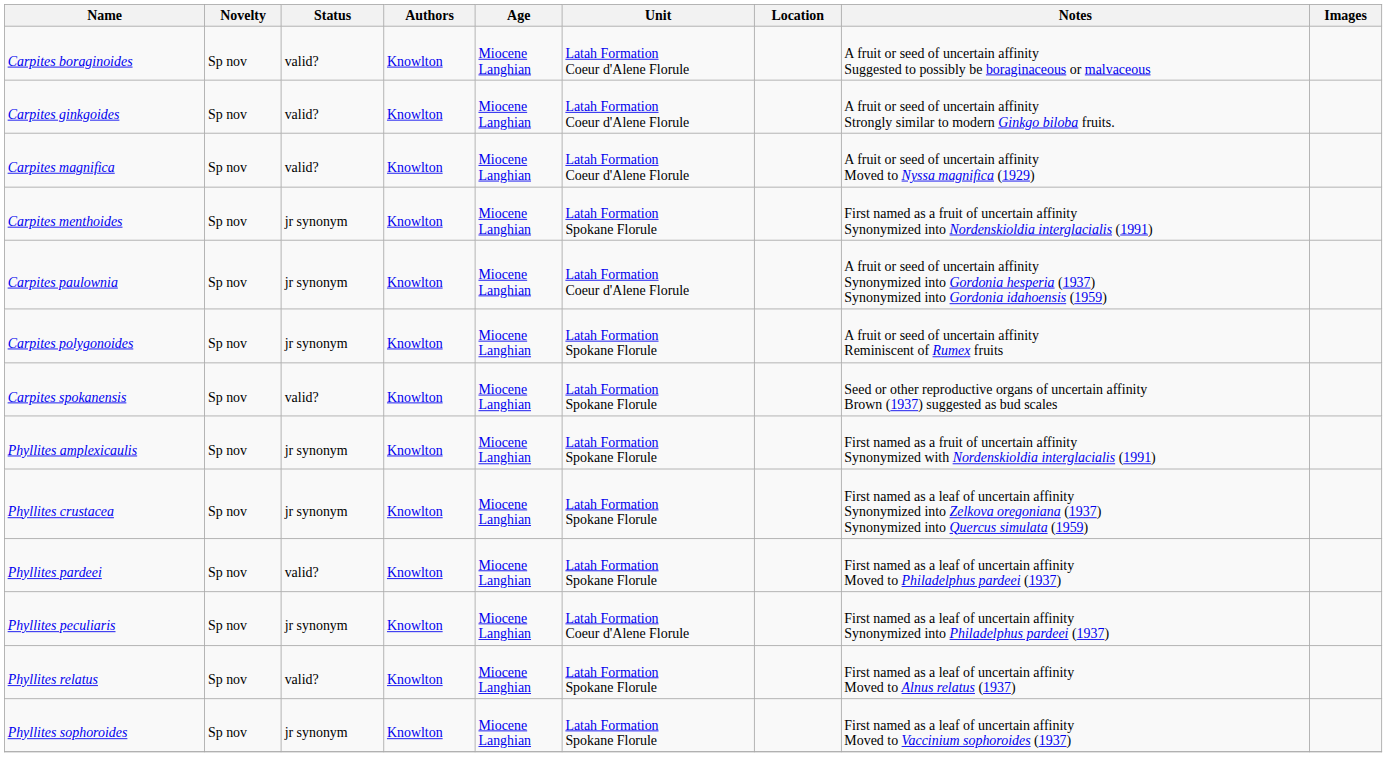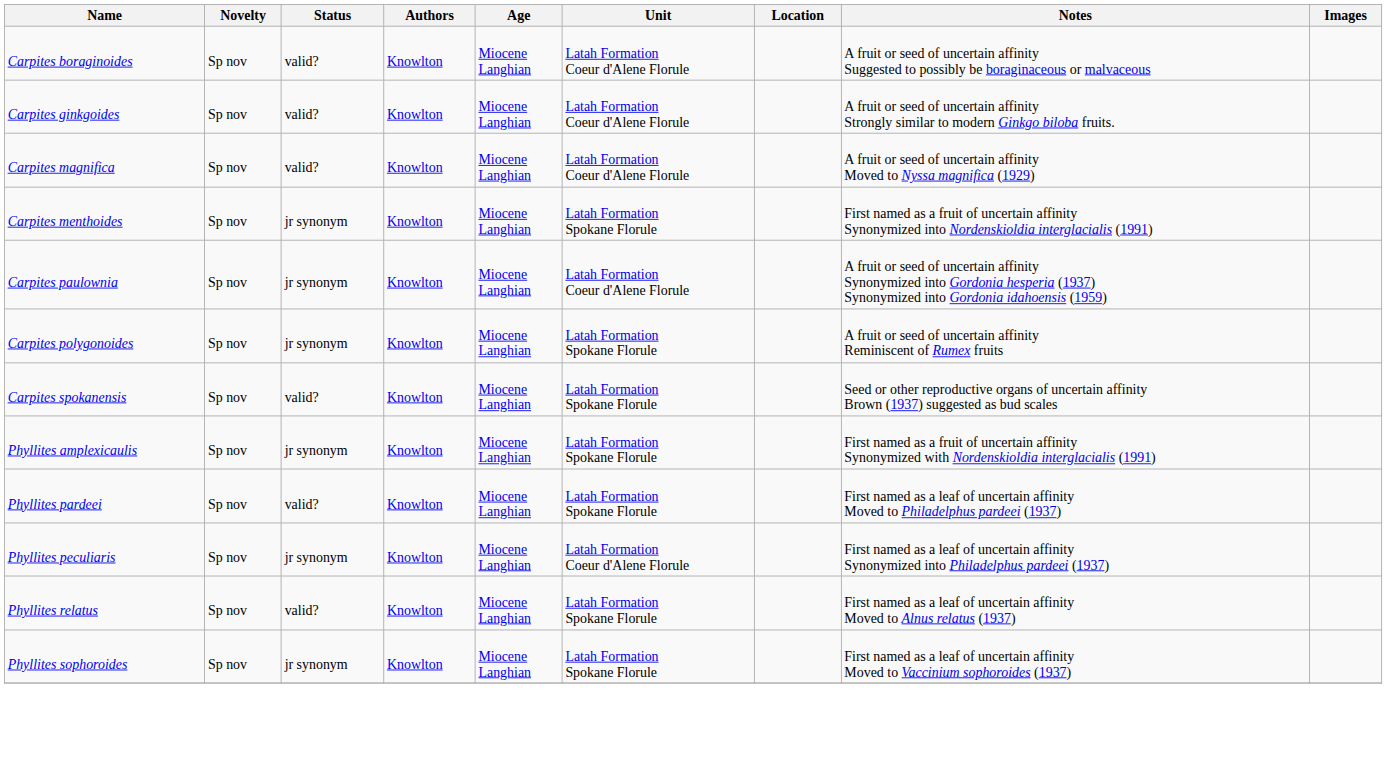- row: (61, 511)
